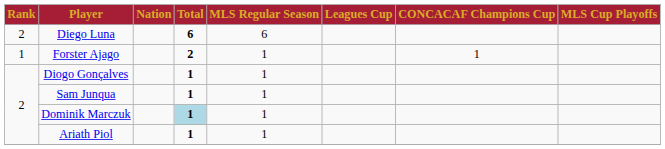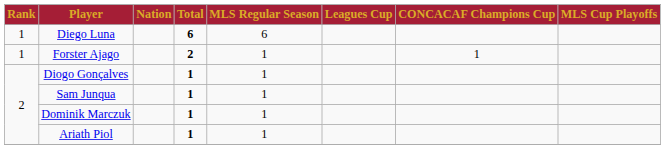(21, 34) 2 -> (21, 34) 1
(190, 114) lightblue background -> (190, 114) no background
